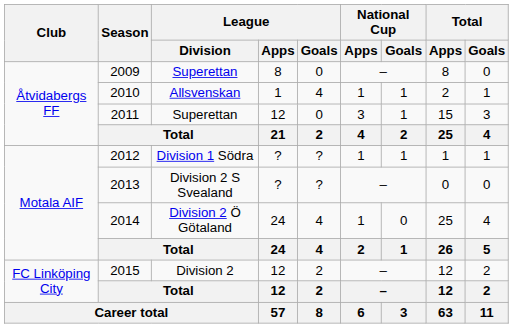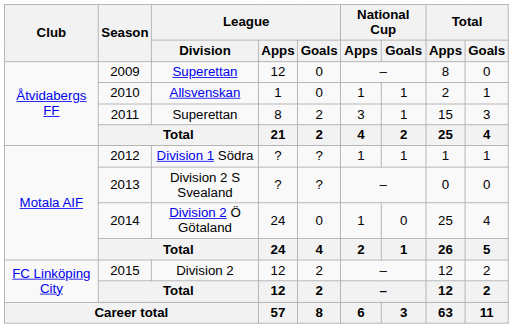(278, 72) 8 -> (278, 72) 12
(319, 93) 4 -> (319, 93) 0
(278, 114) 12 -> (278, 114) 8
(319, 114) 0 -> (319, 114) 2
(319, 220) 4 -> (319, 220) 0
